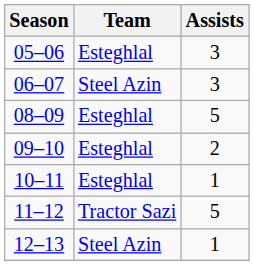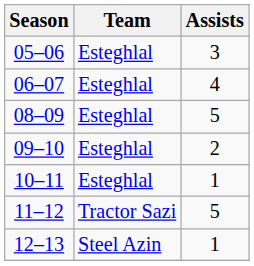(120, 84) Steel Azin -> (115, 84) Esteghlal
(215, 84) 3 -> (215, 84) 4
